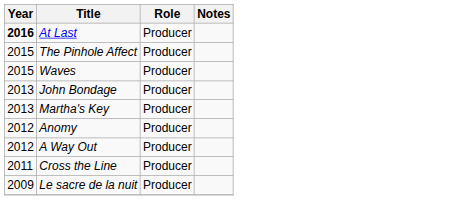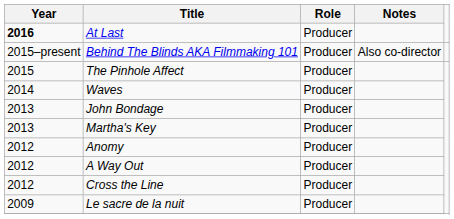+ row: (192, 52)
(20, 71) 2015 -> (20, 90) 2014
(20, 166) 2011 -> (20, 185) 2012
